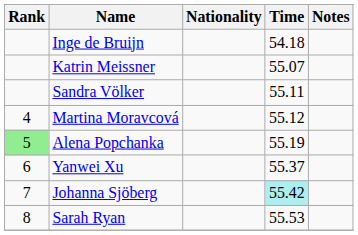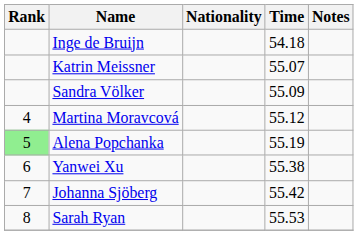(287, 92) 55.11 -> (287, 92) 55.09
(287, 167) 55.37 -> (287, 167) 55.38
(287, 192) paleturquoise background -> (287, 192) no background
